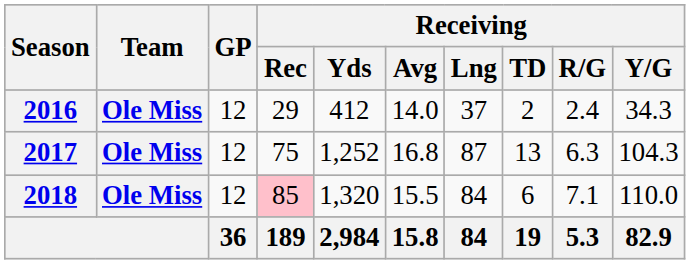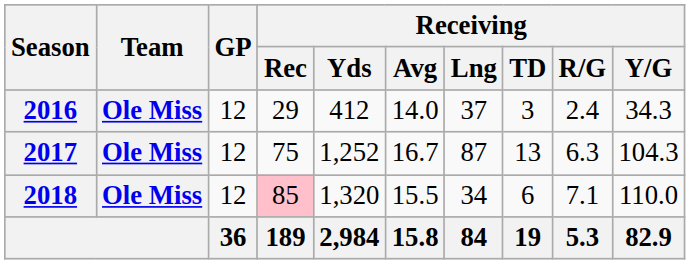(528, 110) 2 -> (528, 110) 3
(415, 152) 16.8 -> (415, 152) 16.7
(474, 195) 84 -> (474, 195) 34
